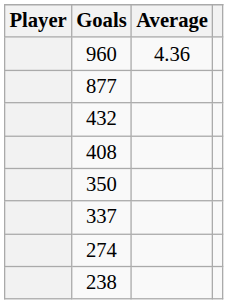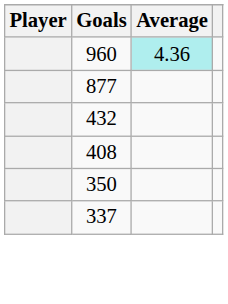(172, 53) no background -> (172, 53) paleturquoise background
- row: (101, 250)
- row: (101, 282)
